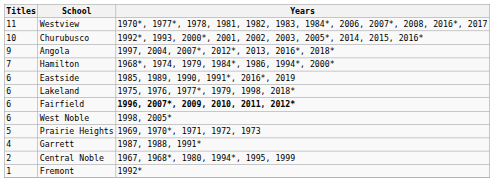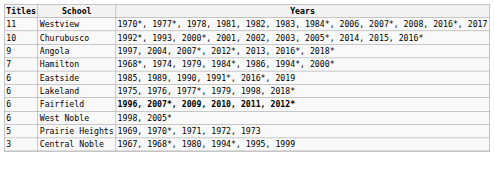- row: (57, 144)
(9, 158) 2 -> (9, 144) 3
- row: (57, 171)
